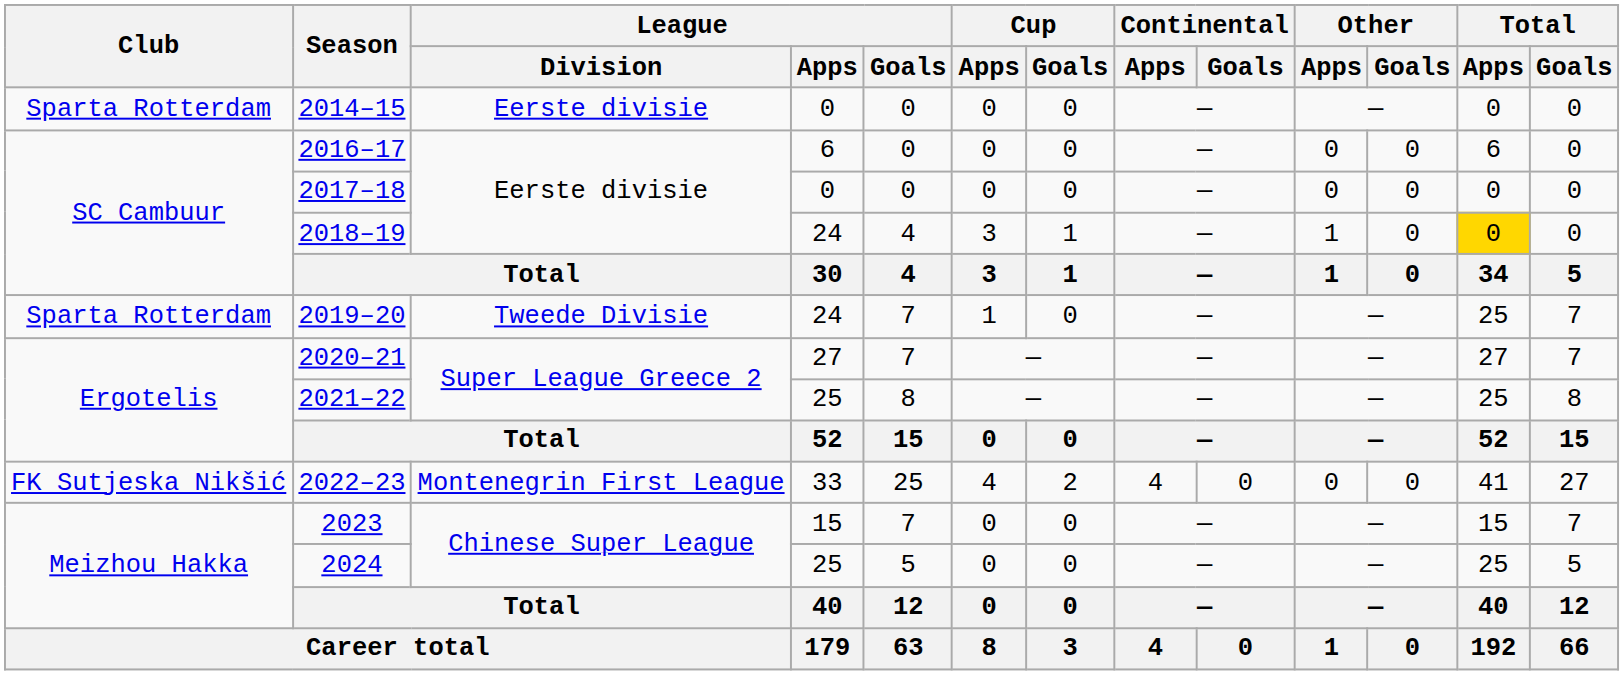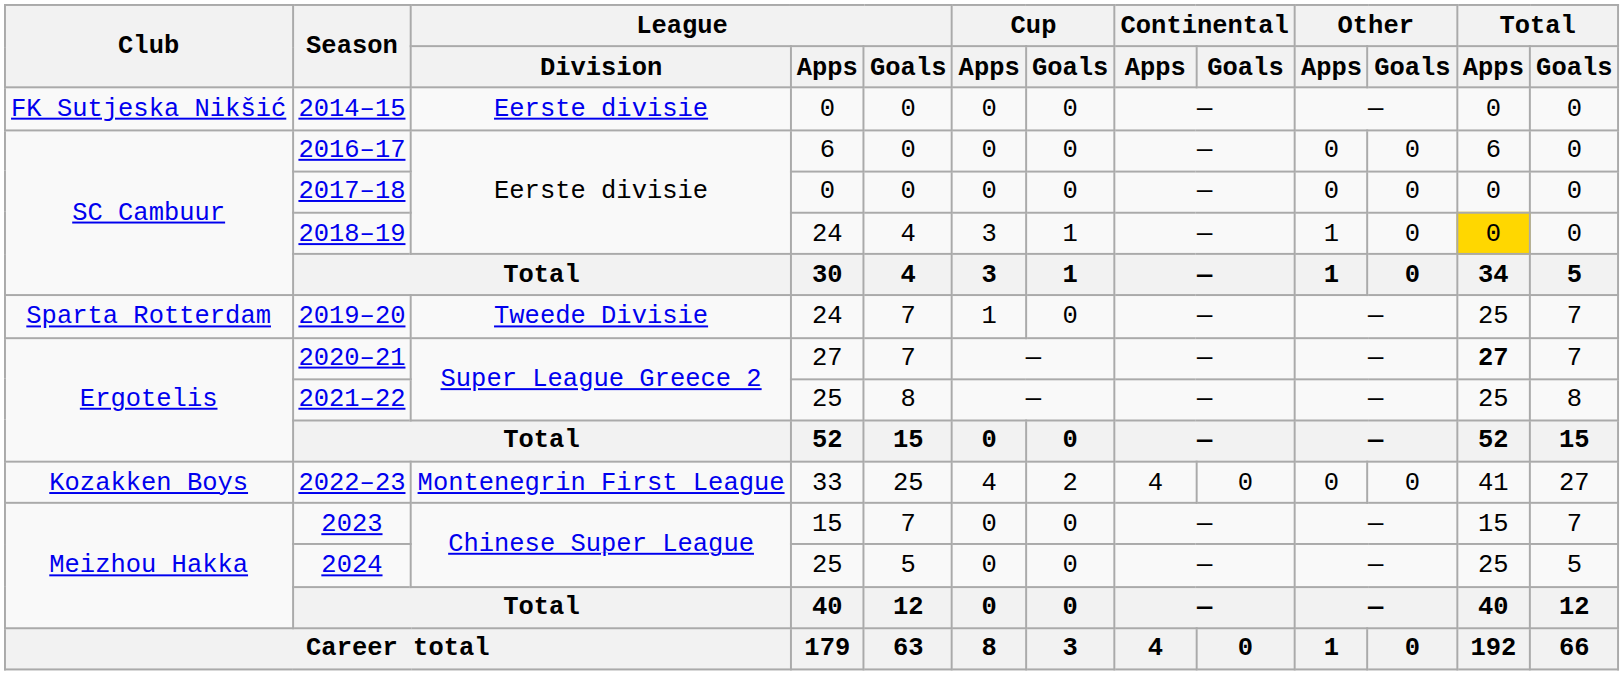(149, 109) Sparta Rotterdam -> (149, 109) FK Sutjeska Nikšić
(1493, 358) normal -> (1493, 358) bold
(149, 483) FK Sutjeska Nikšić -> (149, 483) Kozakken Boys
